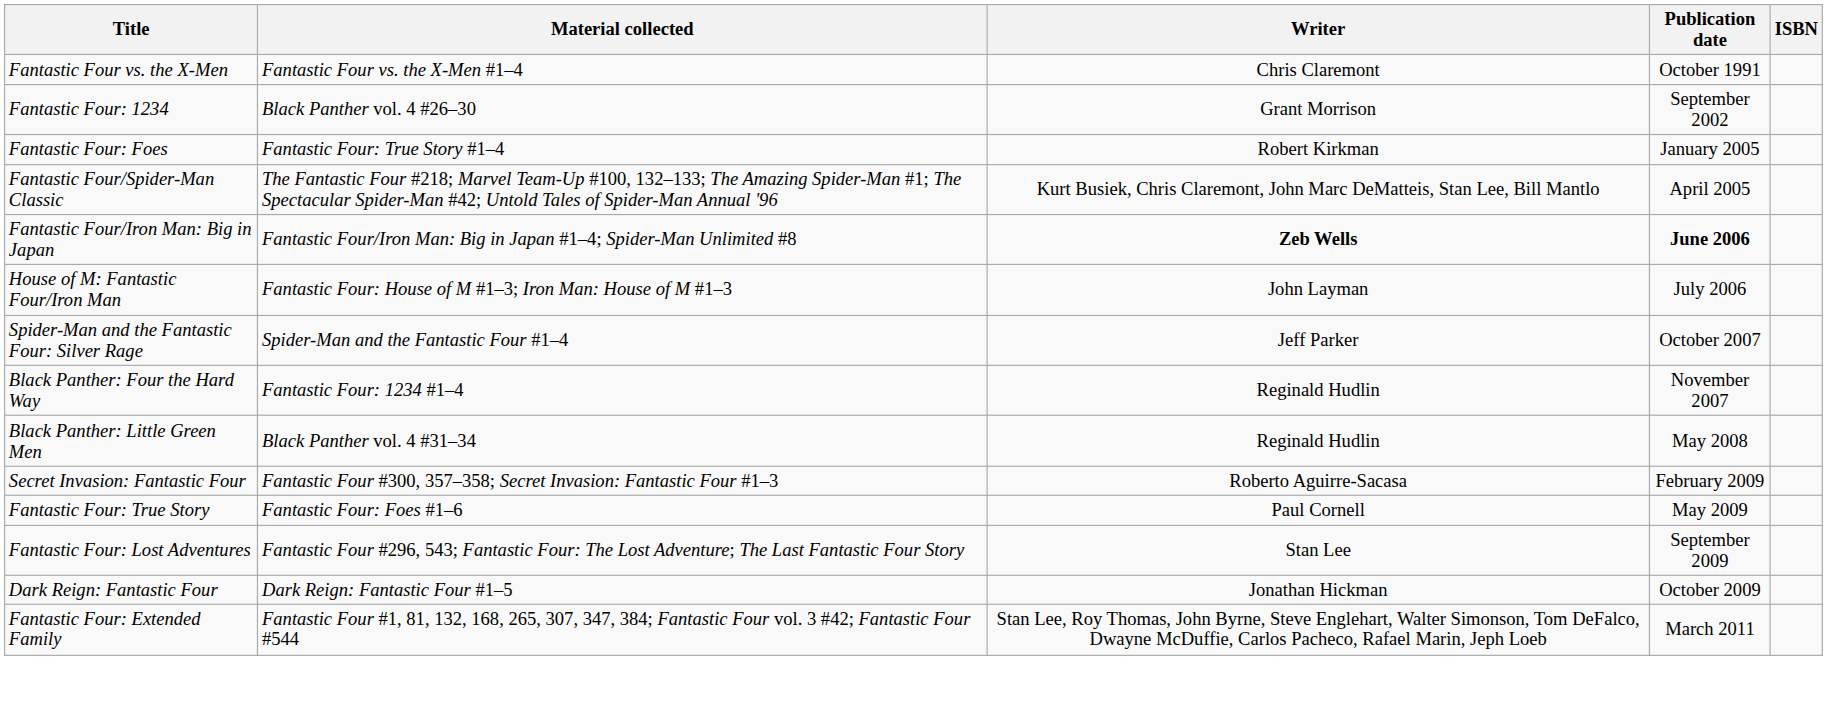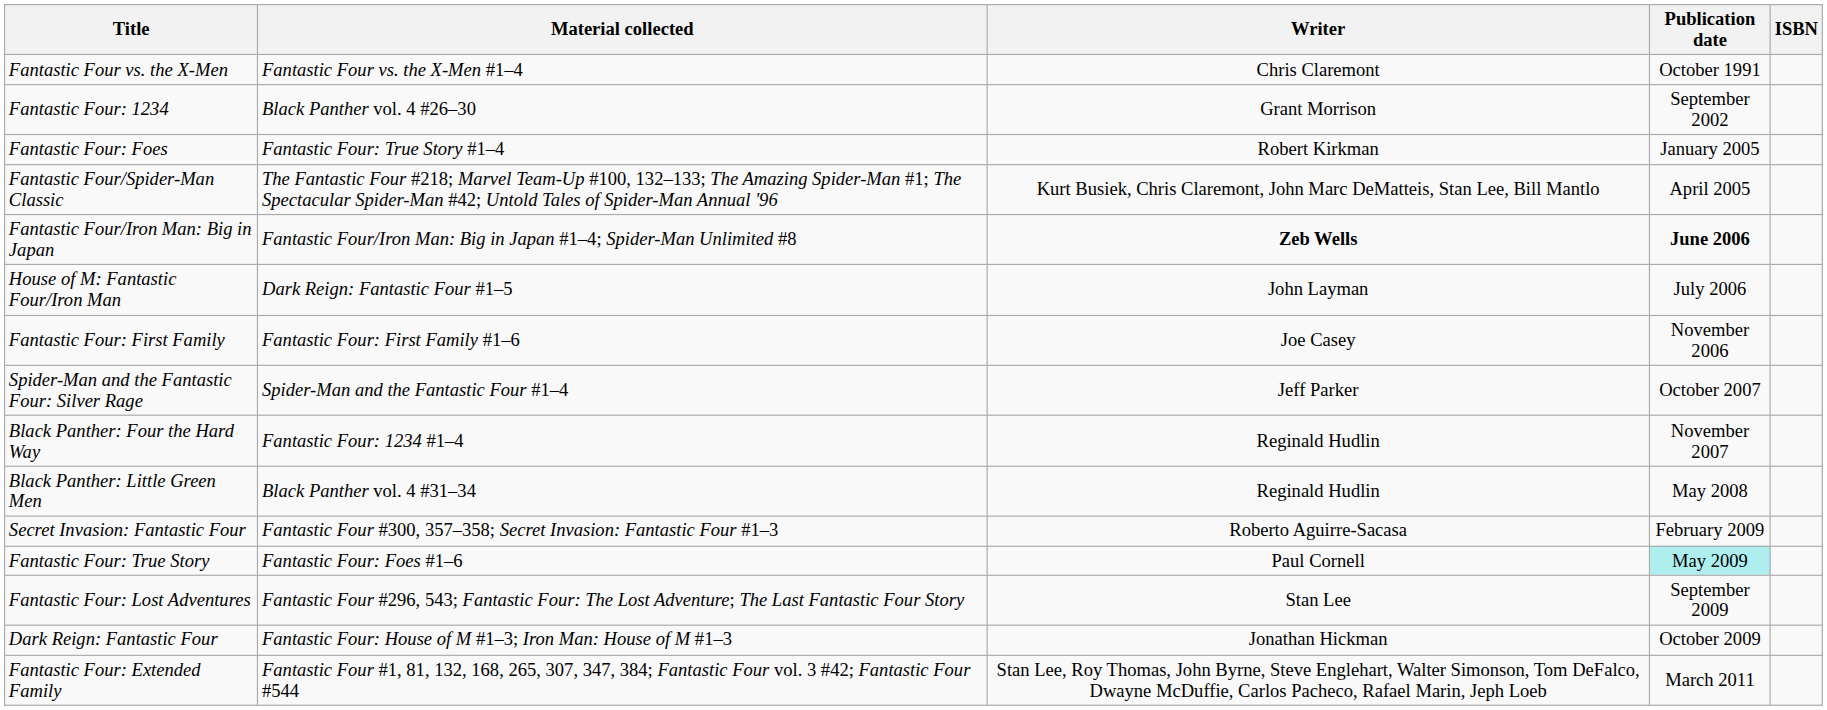(497, 289) Fantastic Four: House of M #1–3; Iron Man: House of M #1–3 -> (387, 289) Dark Reign: Fantastic Four #1–5
+ row: (117, 340)
(1710, 510) no background -> (1710, 560) paleturquoise background
(387, 589) Dark Reign: Fantastic Four #1–5 -> (497, 640) Fantastic Four: House of M #1–3; Iron Man: House of M #1–3
